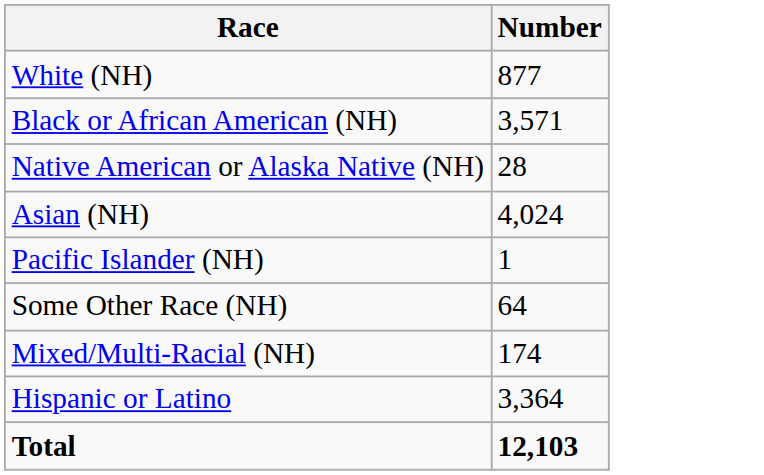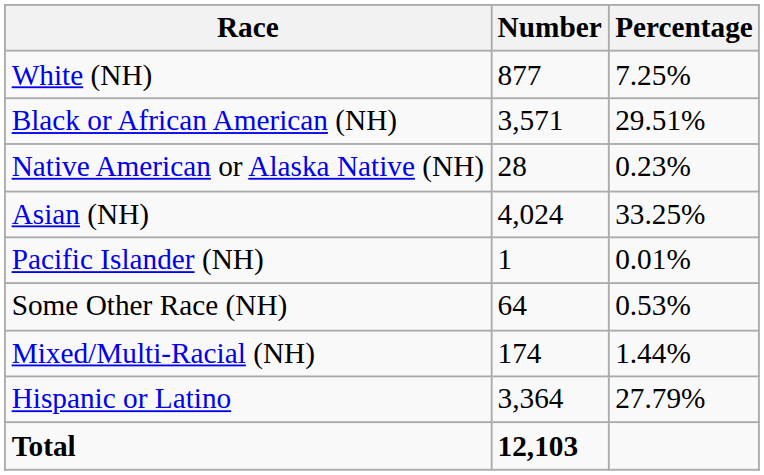+ column: (684, 27)
